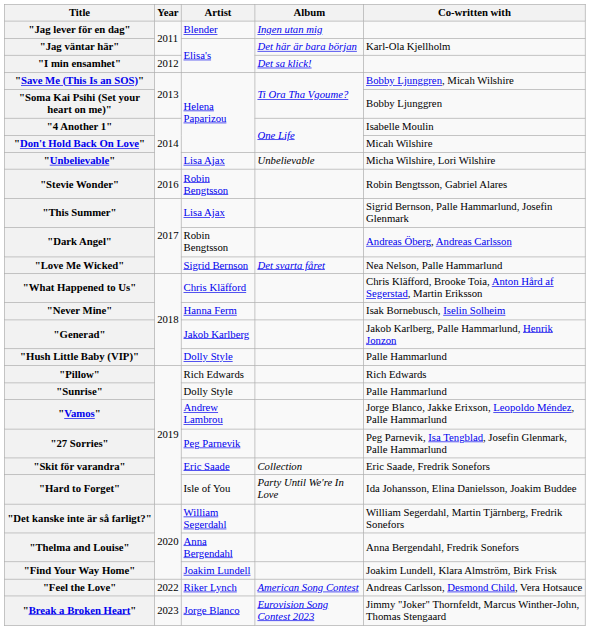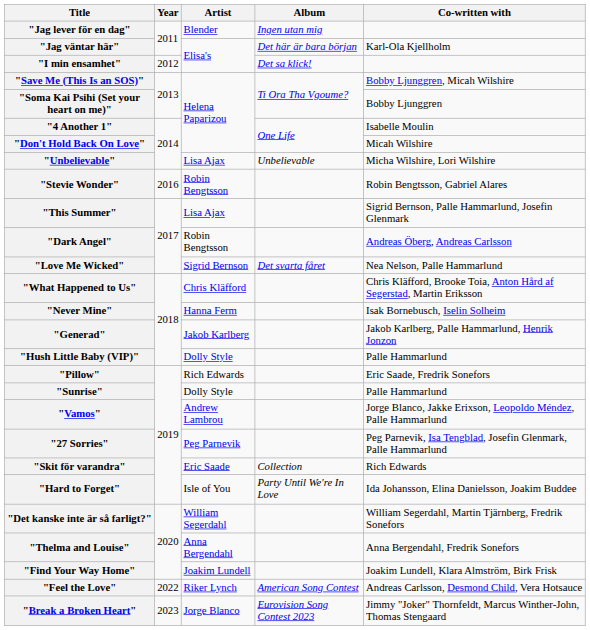(396, 374) Rich Edwards -> (428, 374) Eric Saade, Fredrik Sonefors
(428, 466) Eric Saade, Fredrik Sonefors -> (396, 466) Rich Edwards
